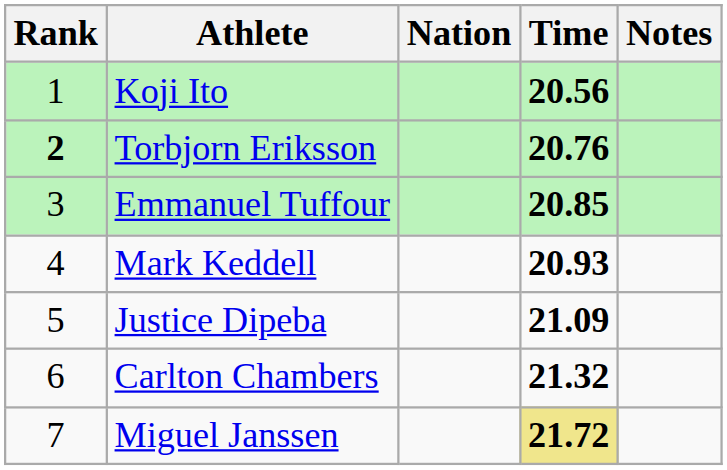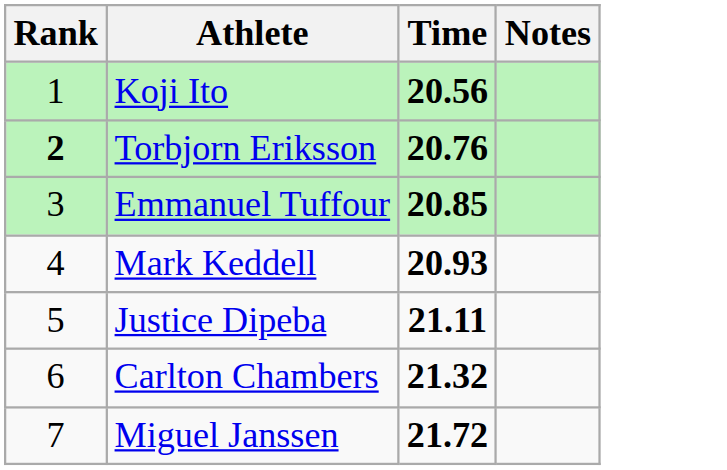- column: (459, 33)
(569, 319) 21.09 -> (447, 319) 21.11
(569, 434) khaki background -> (447, 434) no background
